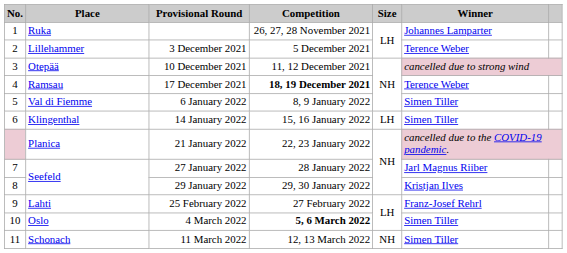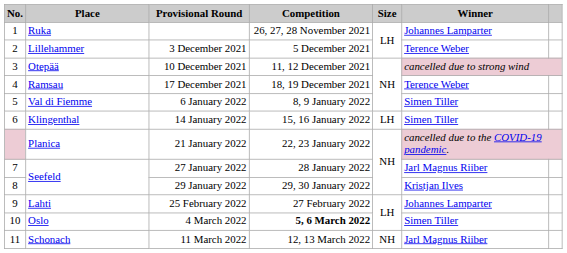(320, 84) bold -> (321, 84) normal
(443, 203) Franz-Josef Rehrl -> (448, 203) Johannes Lamparter
(431, 239) Simen Tiller -> (446, 239) Jarl Magnus Riiber
